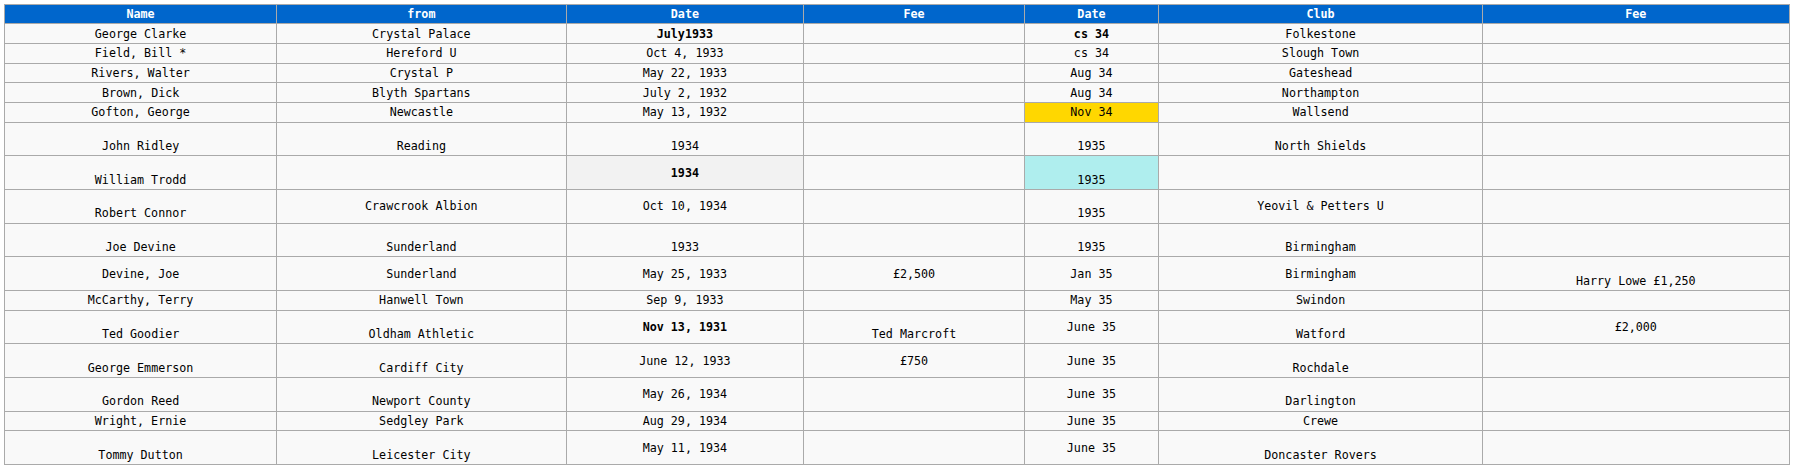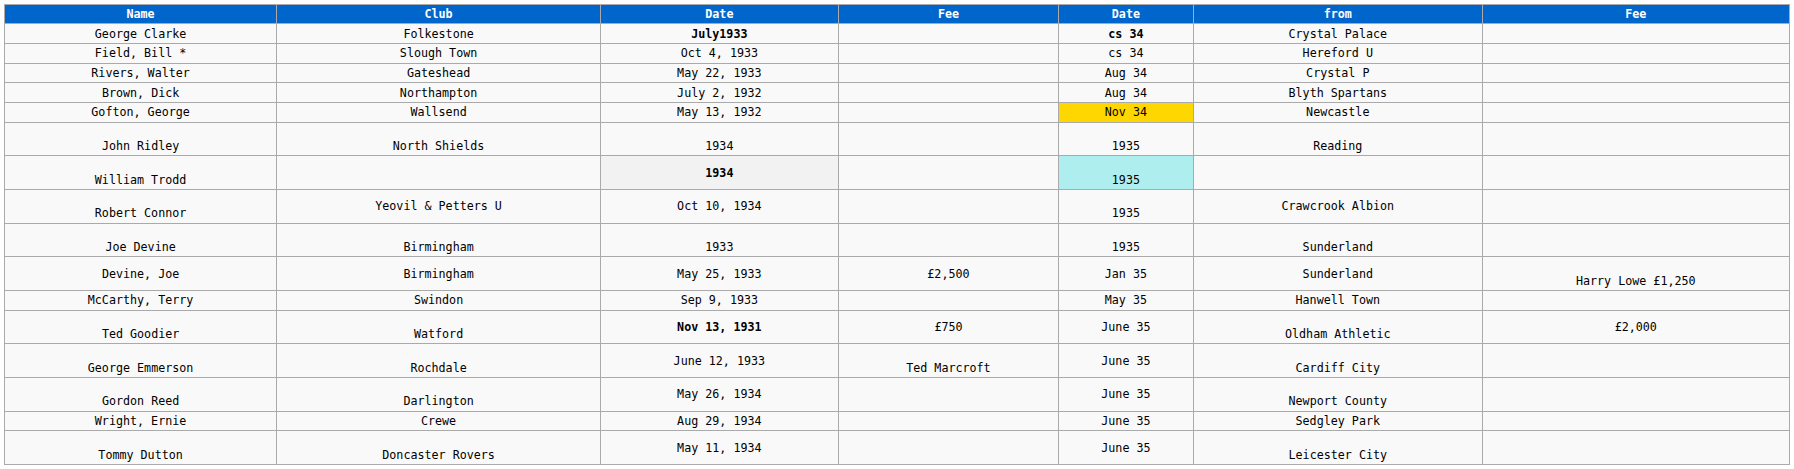columns swapped: (421, 14) <-> (1321, 14)
(914, 334) Ted Marcroft -> (948, 327) £750
(914, 361) £750 -> (948, 368) Ted Marcroft
